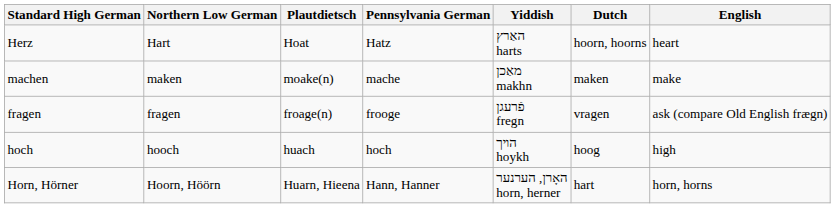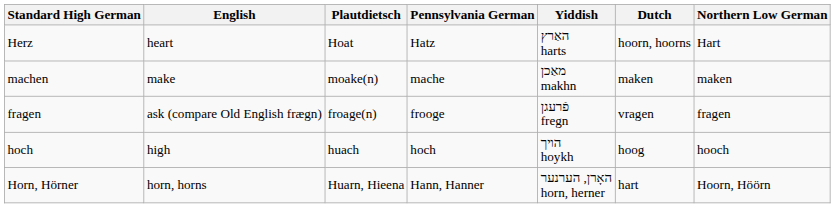columns swapped: (212, 14) <-> (740, 14)
